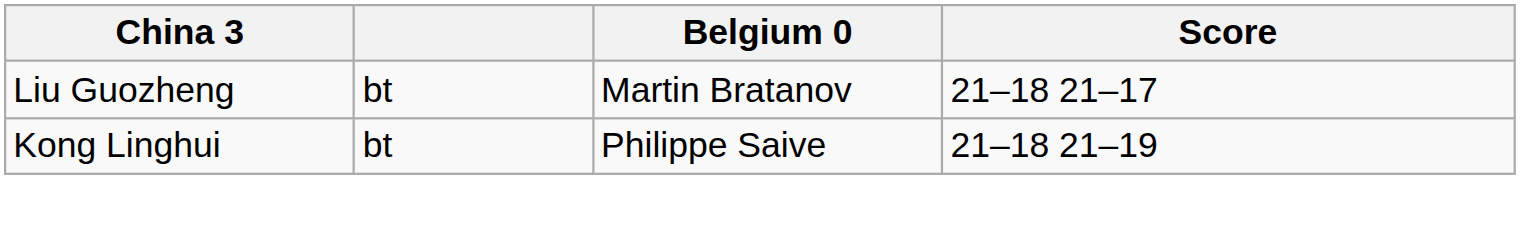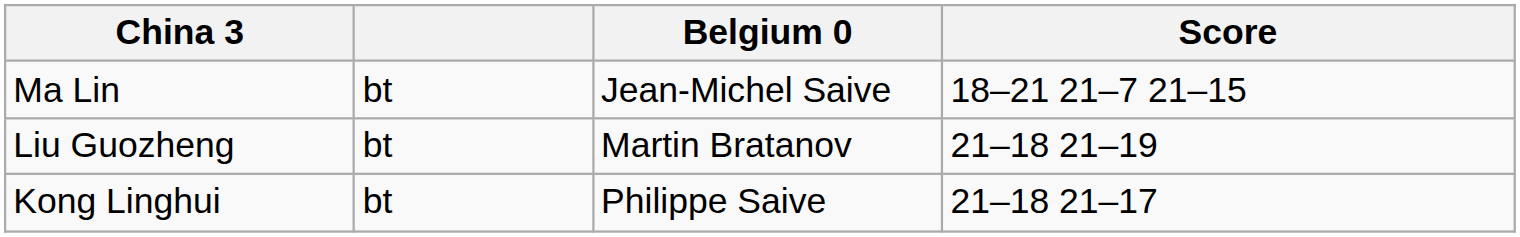+ row: (67, 88)
(1054, 88) 21–18 21–17 -> (1054, 145) 21–18 21–19
(1054, 145) 21–18 21–19 -> (1054, 201) 21–18 21–17
